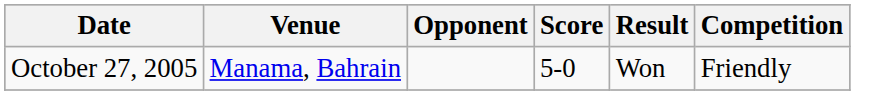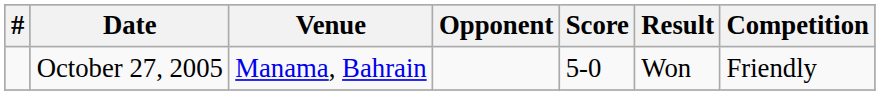+ column: (18, 25)
